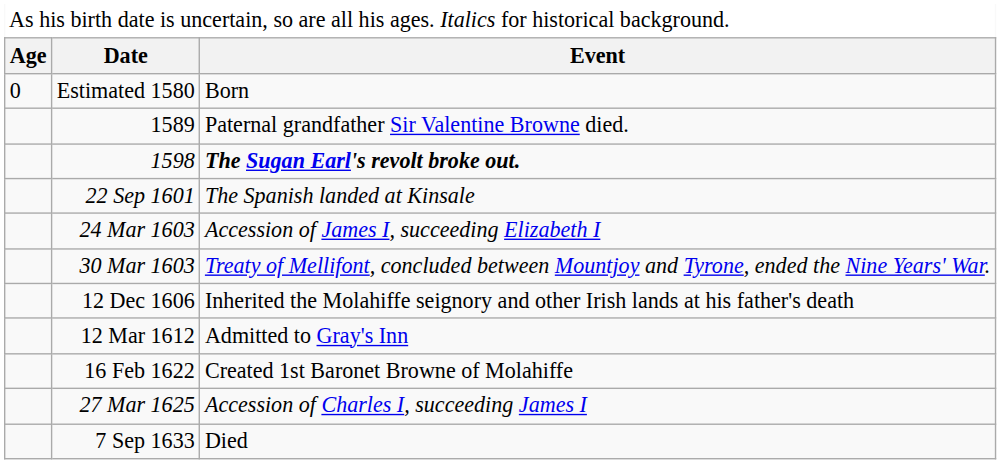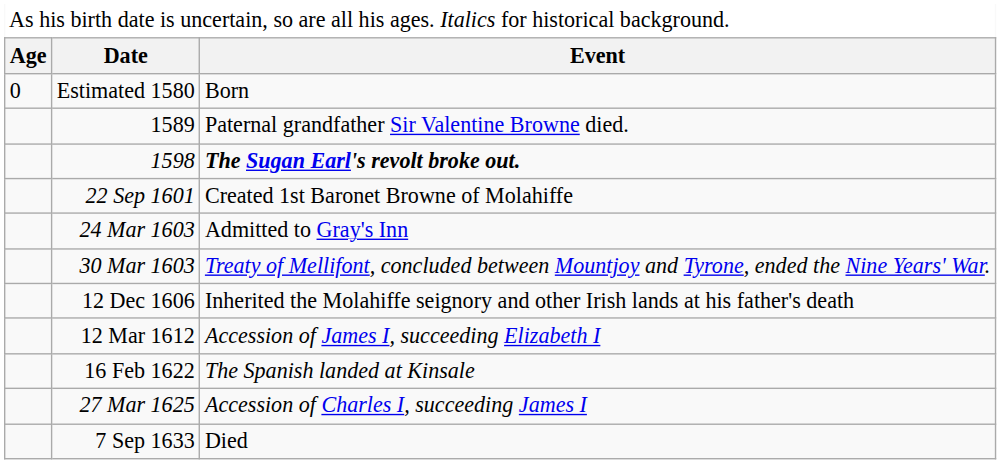(340, 195) The Spanish landed at Kinsale -> (389, 195) Created 1st Baronet Browne of Molahiffe
(403, 230) Accession of James I, succeeding Elizabeth I -> (307, 230) Admitted to Gray's Inn
(307, 335) Admitted to Gray's Inn -> (403, 335) Accession of James I, succeeding Elizabeth I
(389, 370) Created 1st Baronet Browne of Molahiffe -> (340, 370) The Spanish landed at Kinsale
